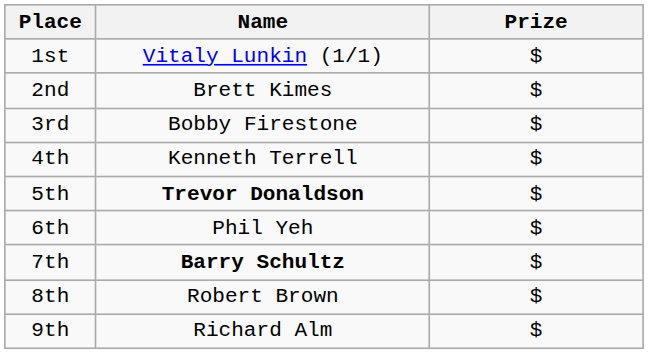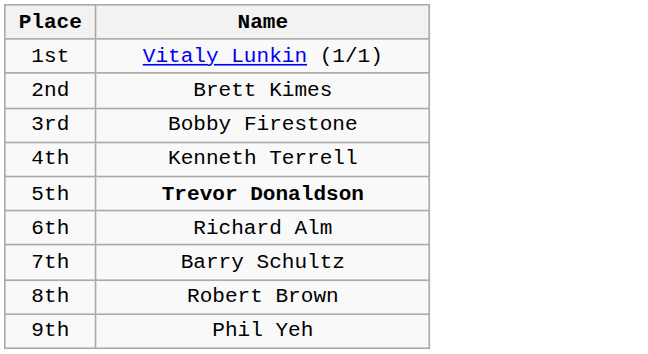- column: (536, 22)
(263, 228) Phil Yeh -> (263, 228) Richard Alm
(263, 262) bold -> (263, 262) normal
(263, 331) Richard Alm -> (263, 331) Phil Yeh
